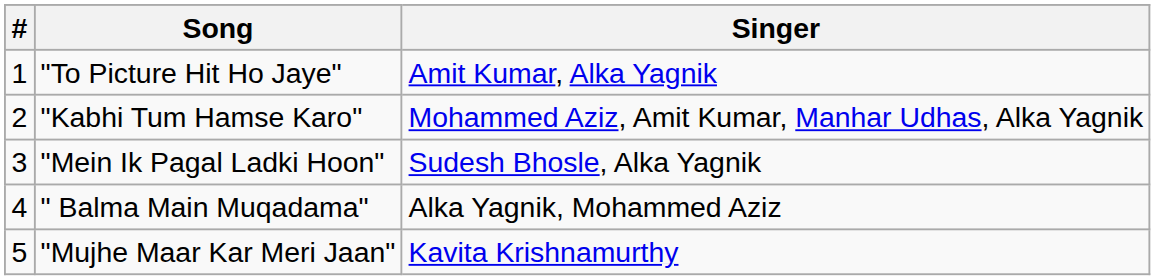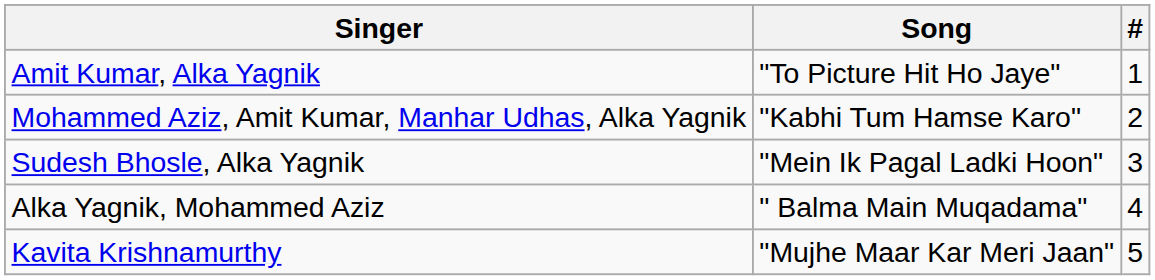columns swapped: (19, 28) <-> (776, 28)
